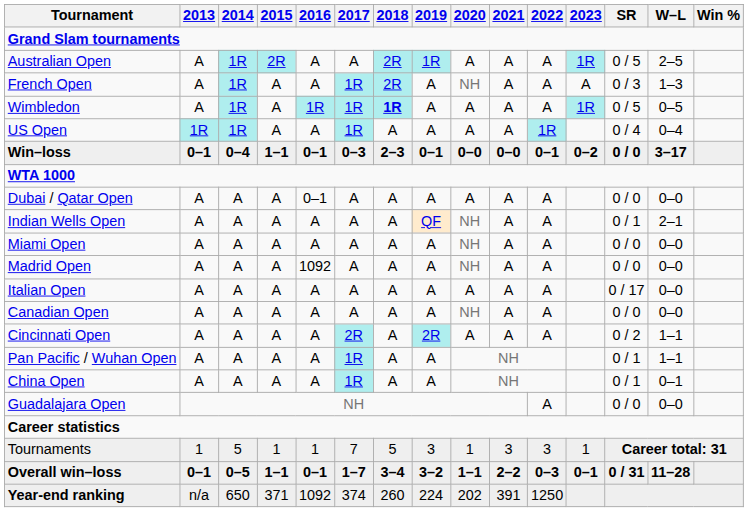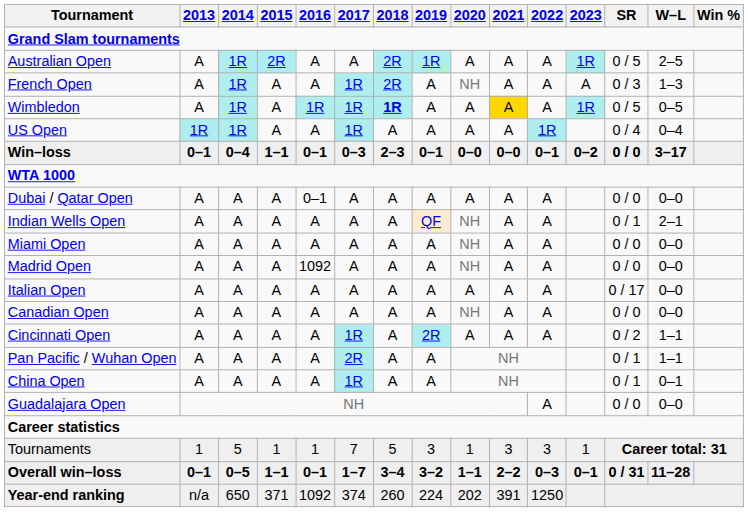(508, 107) no background -> (508, 107) gold background
(354, 335) 2R -> (354, 335) 1R
(354, 358) 1R -> (354, 358) 2R
